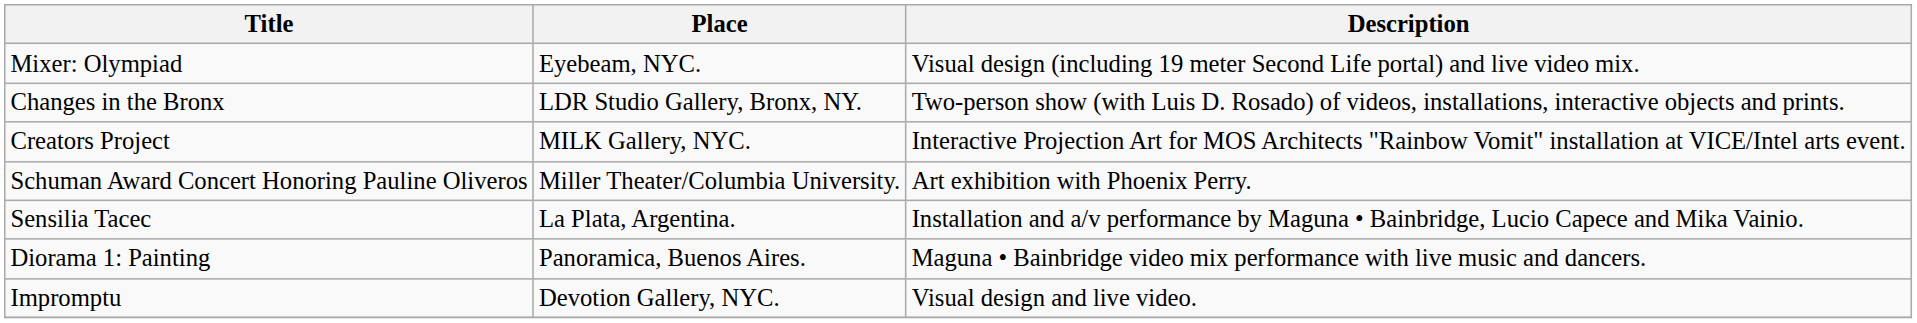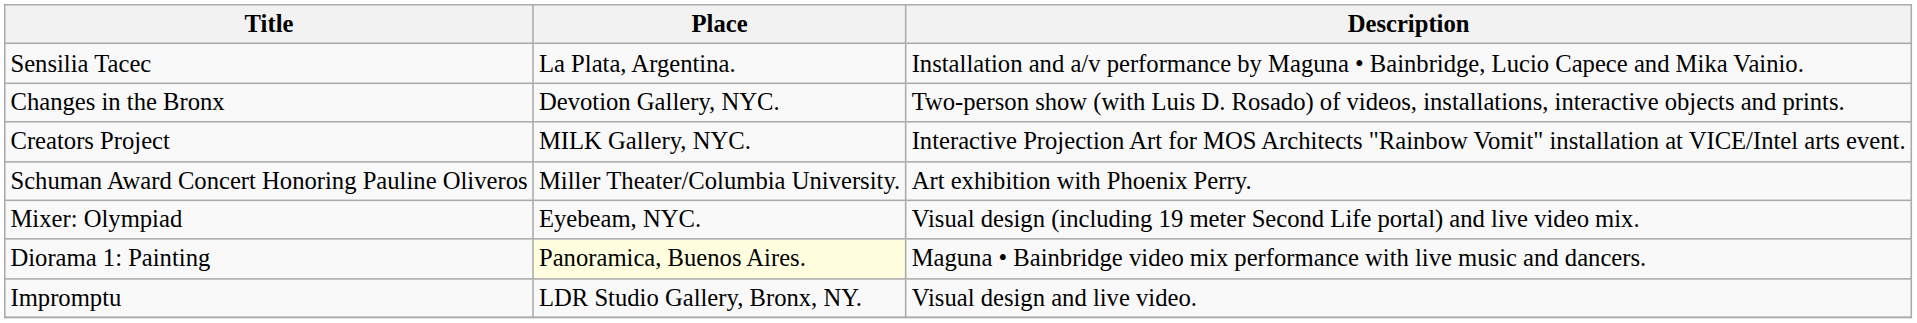rows swapped: (81, 219) <-> (96, 63)
(700, 102) LDR Studio Gallery, Bronx, NY. -> (659, 102) Devotion Gallery, NYC.
(672, 258) no background -> (672, 258) lightyellow background
(659, 297) Devotion Gallery, NYC. -> (700, 297) LDR Studio Gallery, Bronx, NY.
